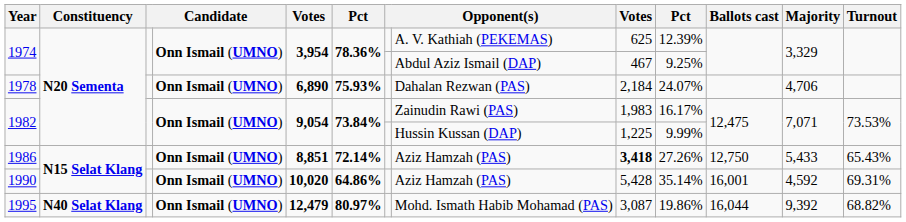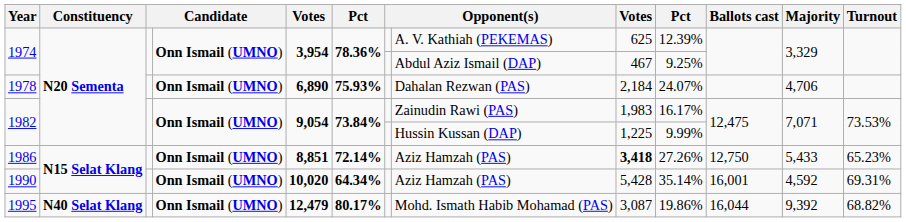(869, 157) 65.43% -> (869, 157) 65.23%
(358, 181) 64.86% -> (358, 181) 64.34%
(358, 204) 80.97% -> (358, 204) 80.17%
